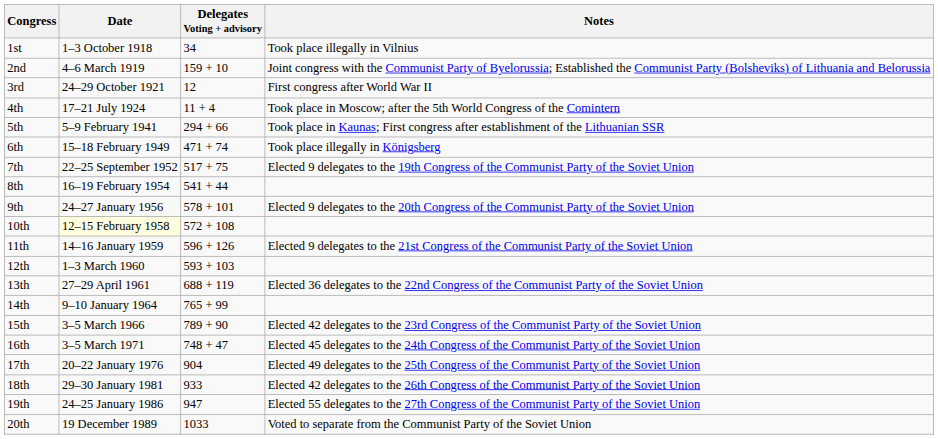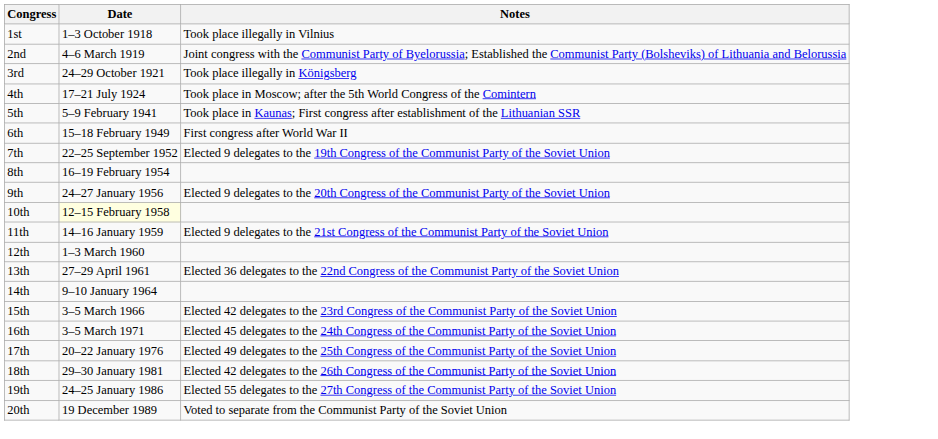- column: (223, 21)
(350, 87) First congress after World War II -> (270, 73) Took place illegally in Königsberg
(354, 147) Took place illegally in Königsberg -> (266, 133) First congress after World War II
